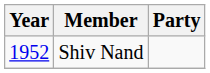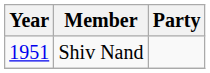(29, 52) 1952 -> (29, 52) 1951
